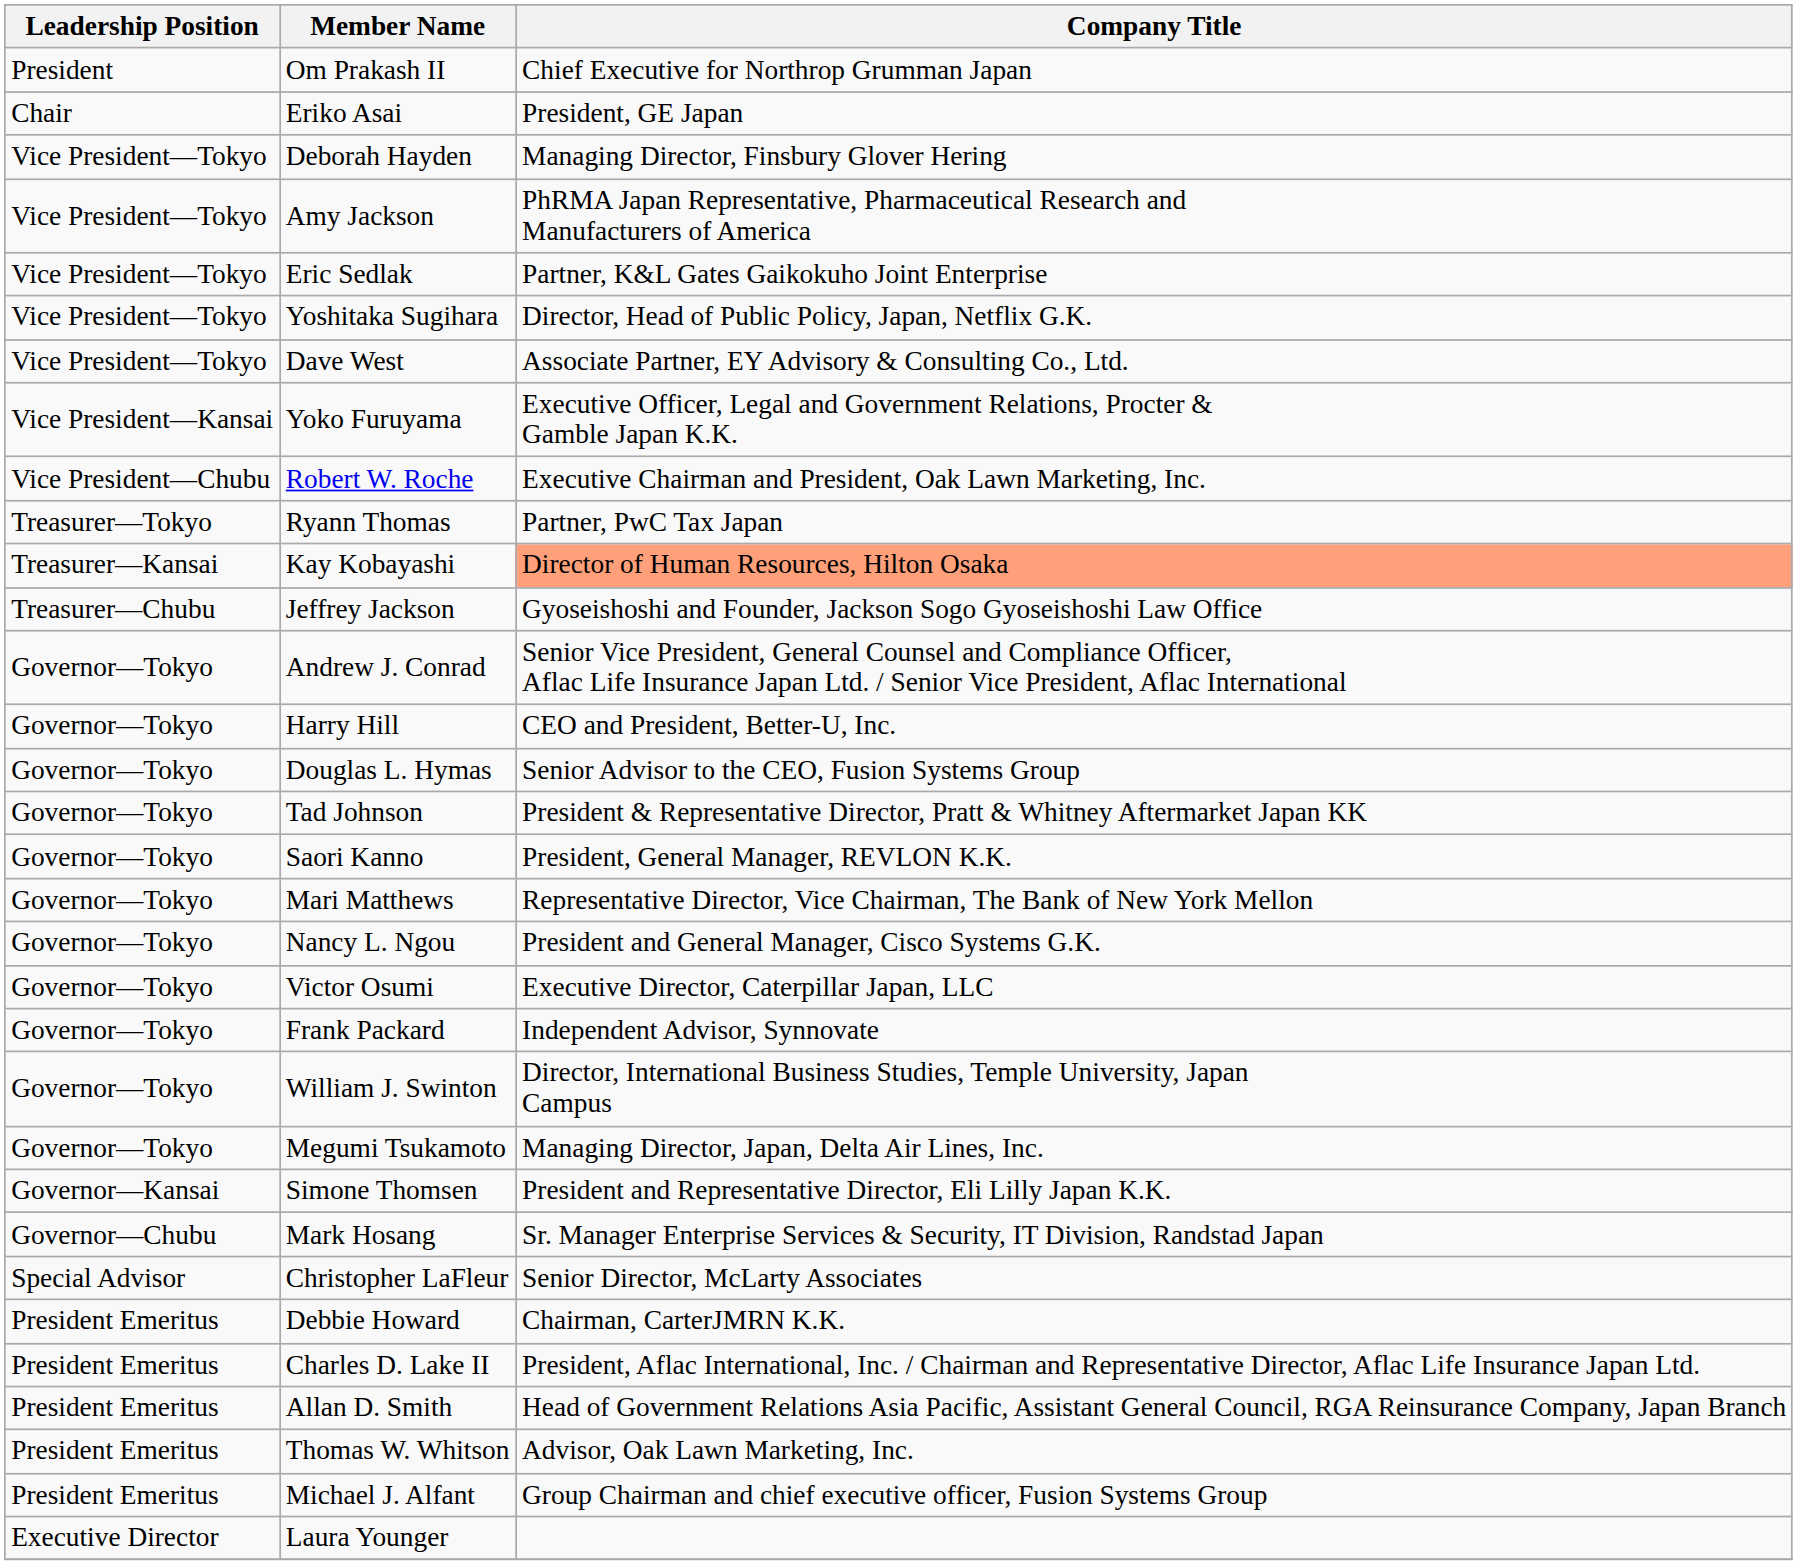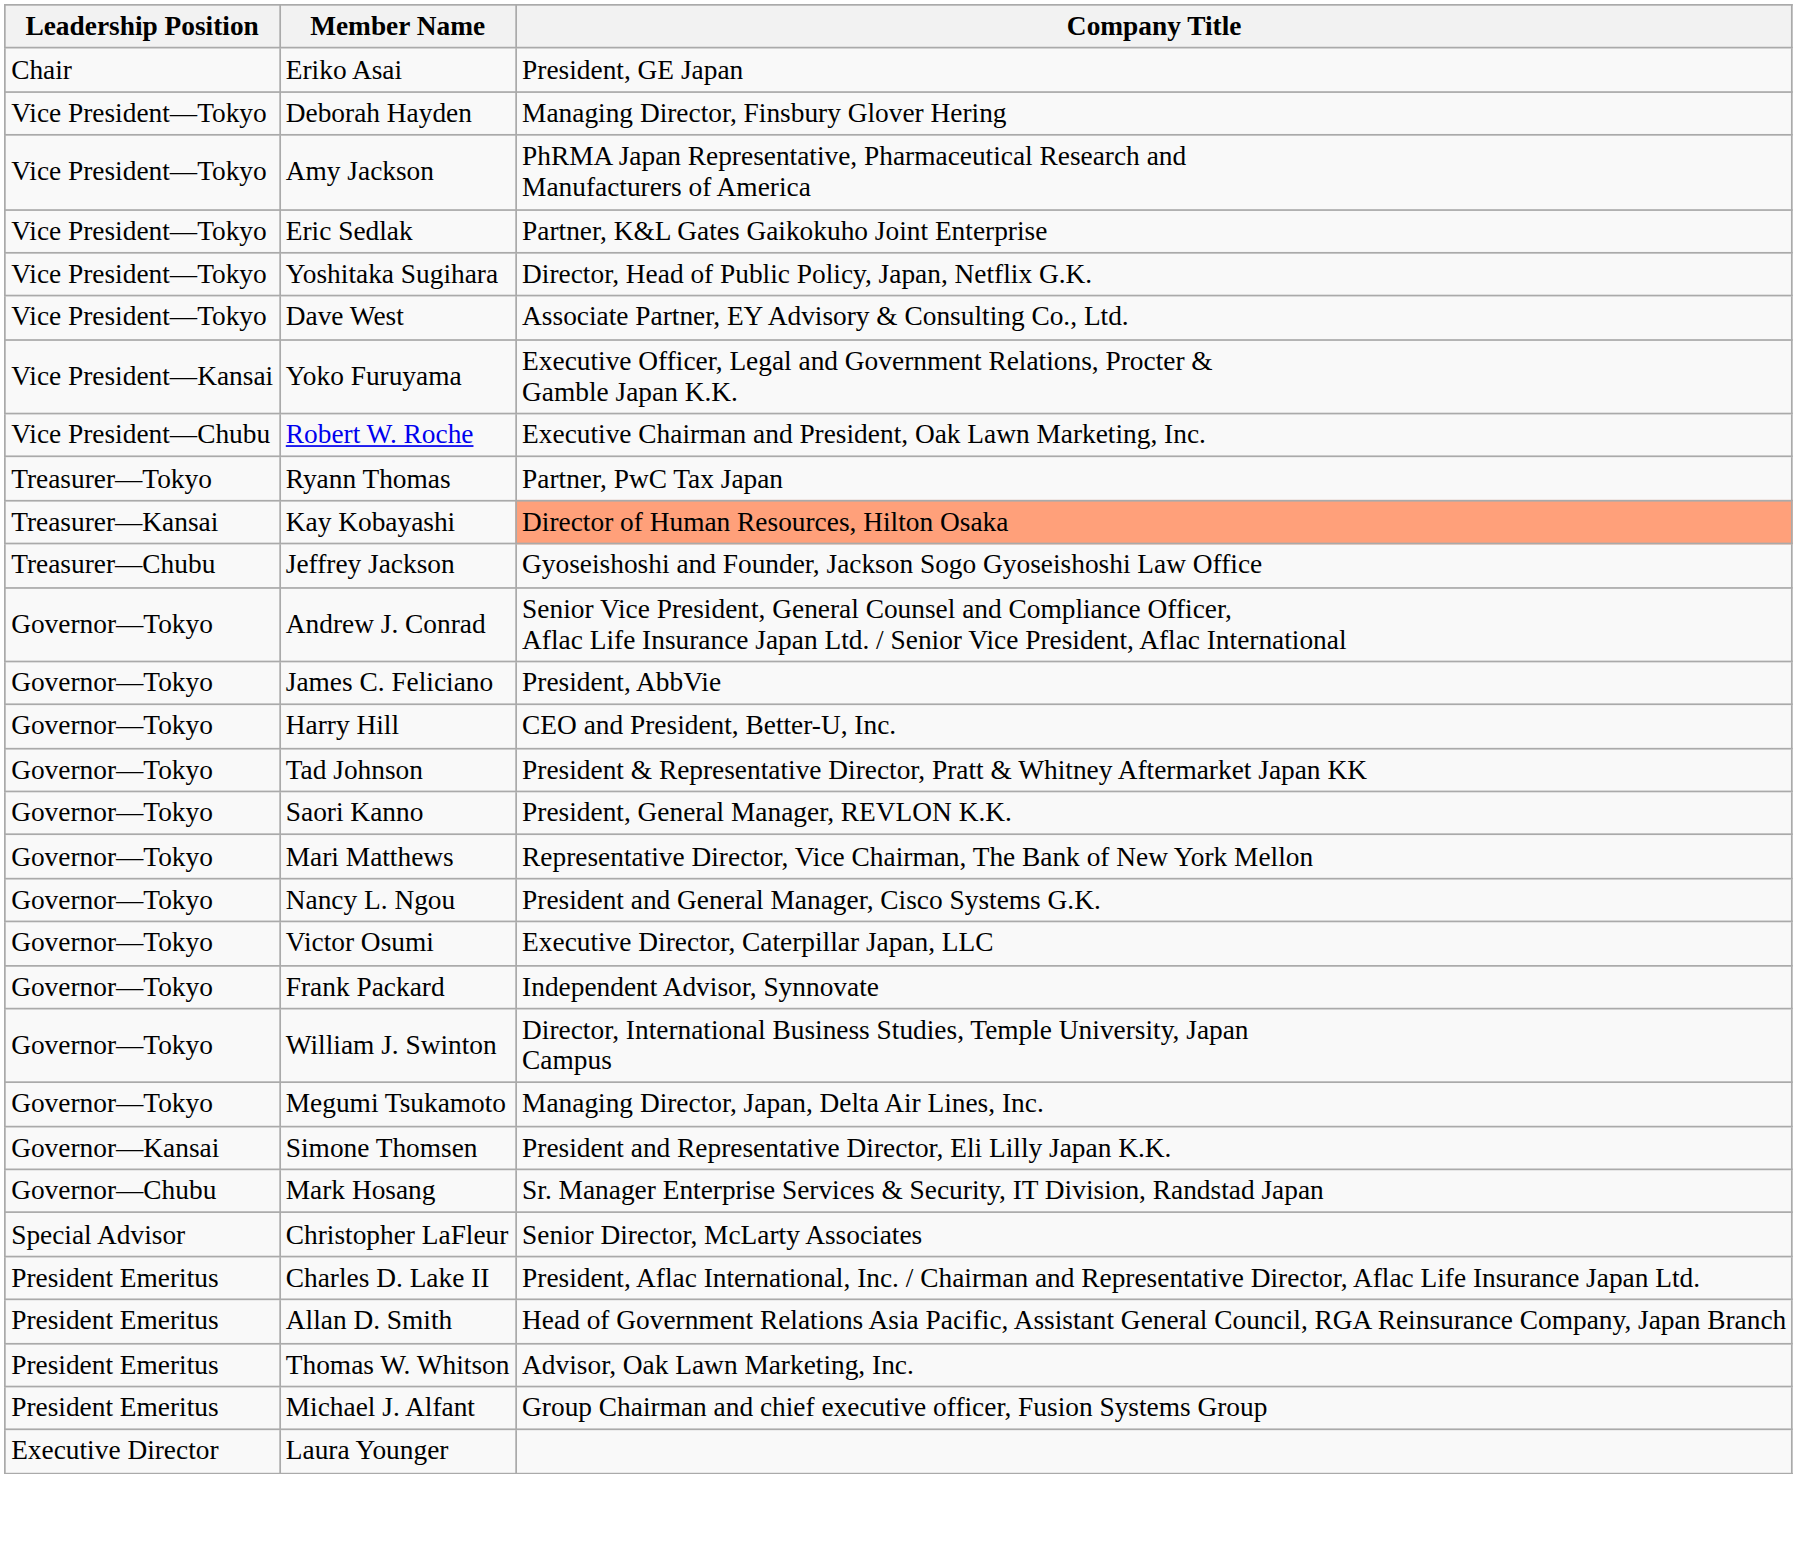- row: (366, 69)
+ row: (389, 682)
- row: (389, 769)
- row: (373, 1320)
